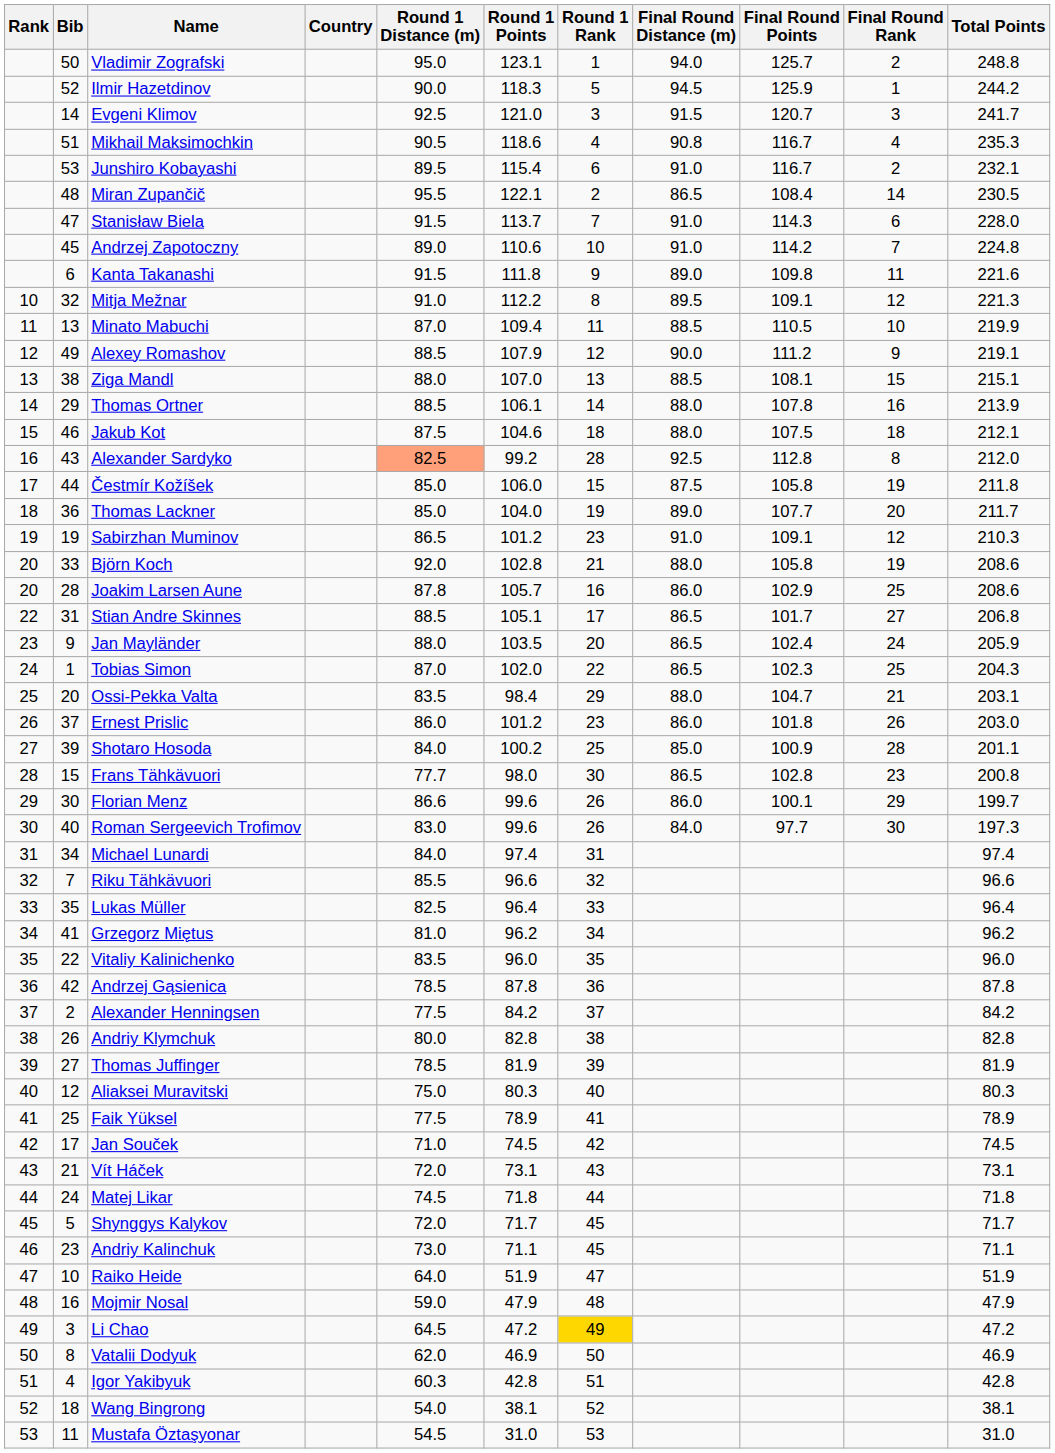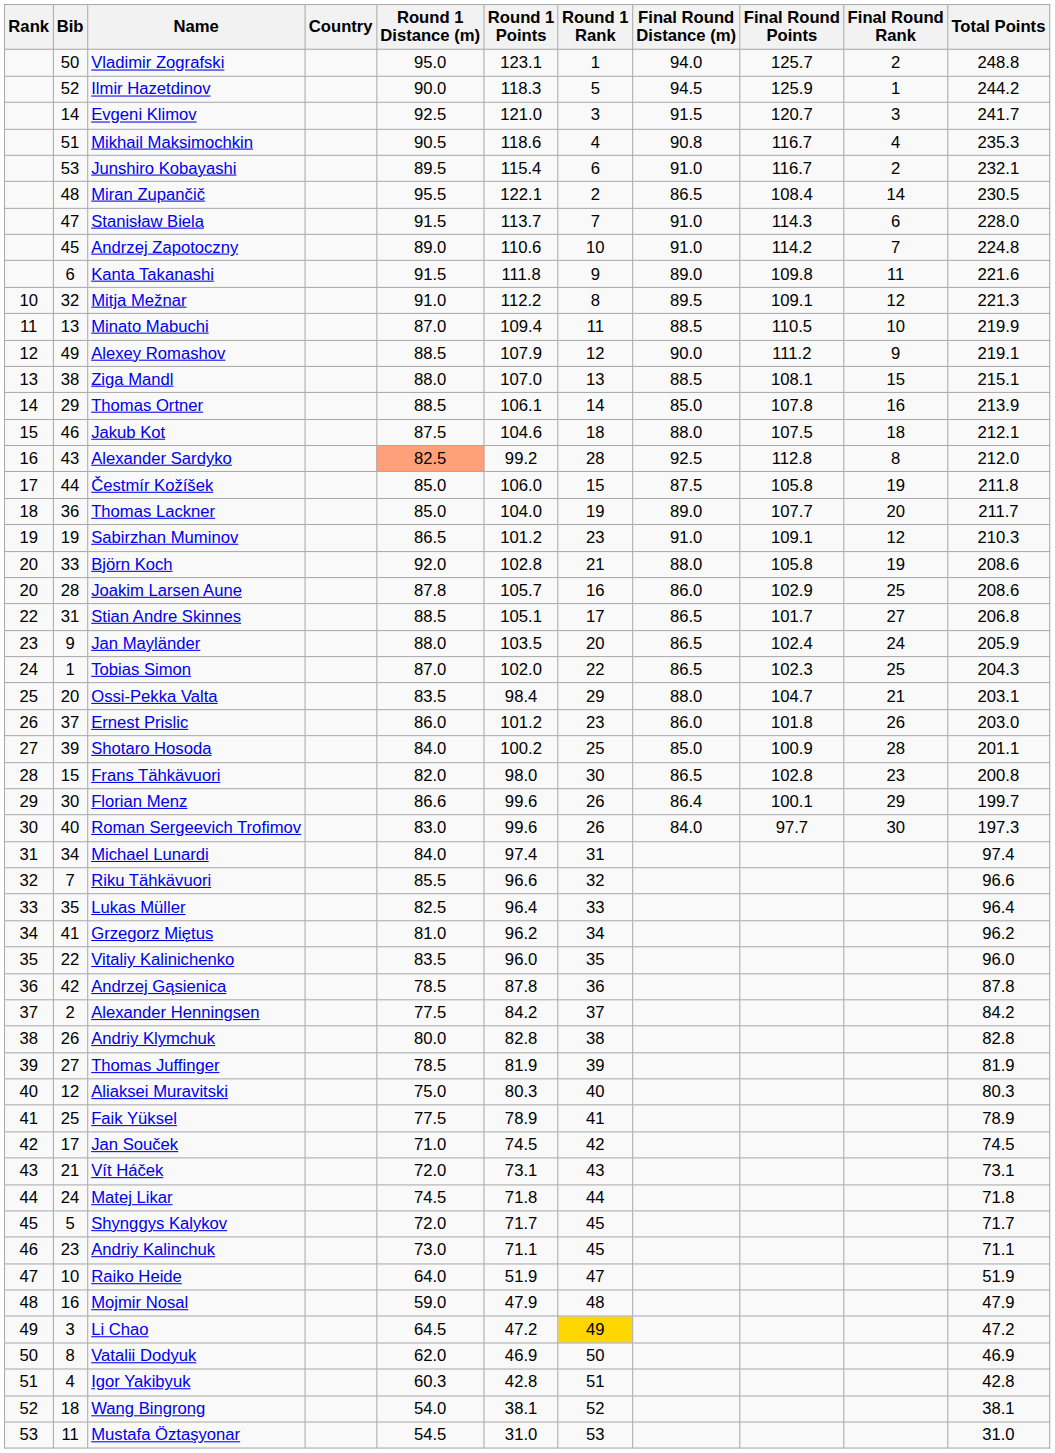(686, 405) 88.0 -> (686, 405) 85.0
(430, 775) 77.7 -> (430, 775) 82.0
(686, 801) 86.0 -> (686, 801) 86.4
